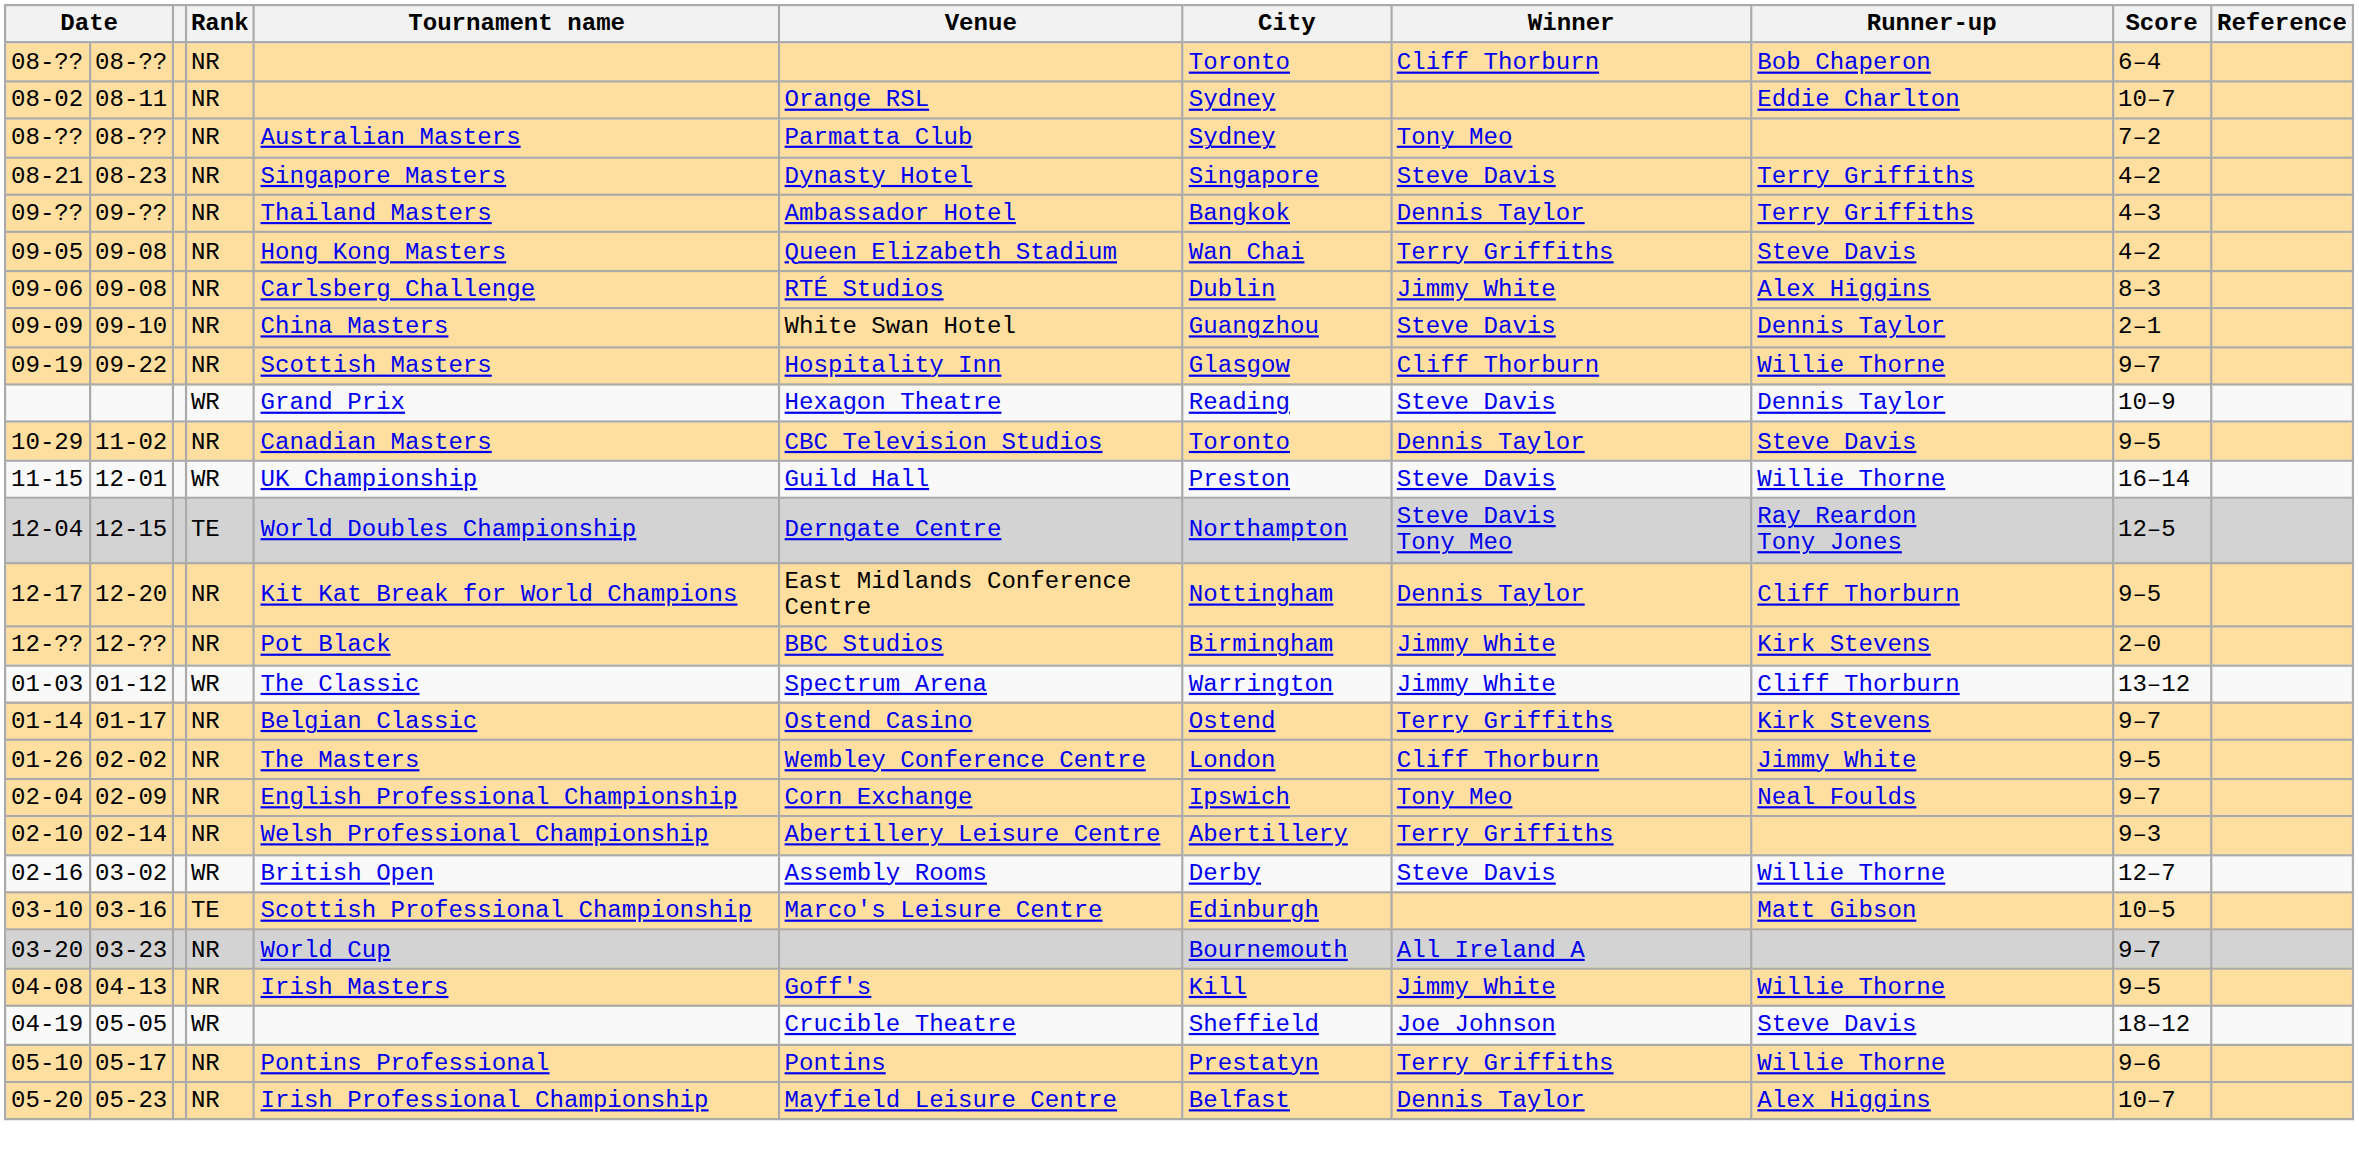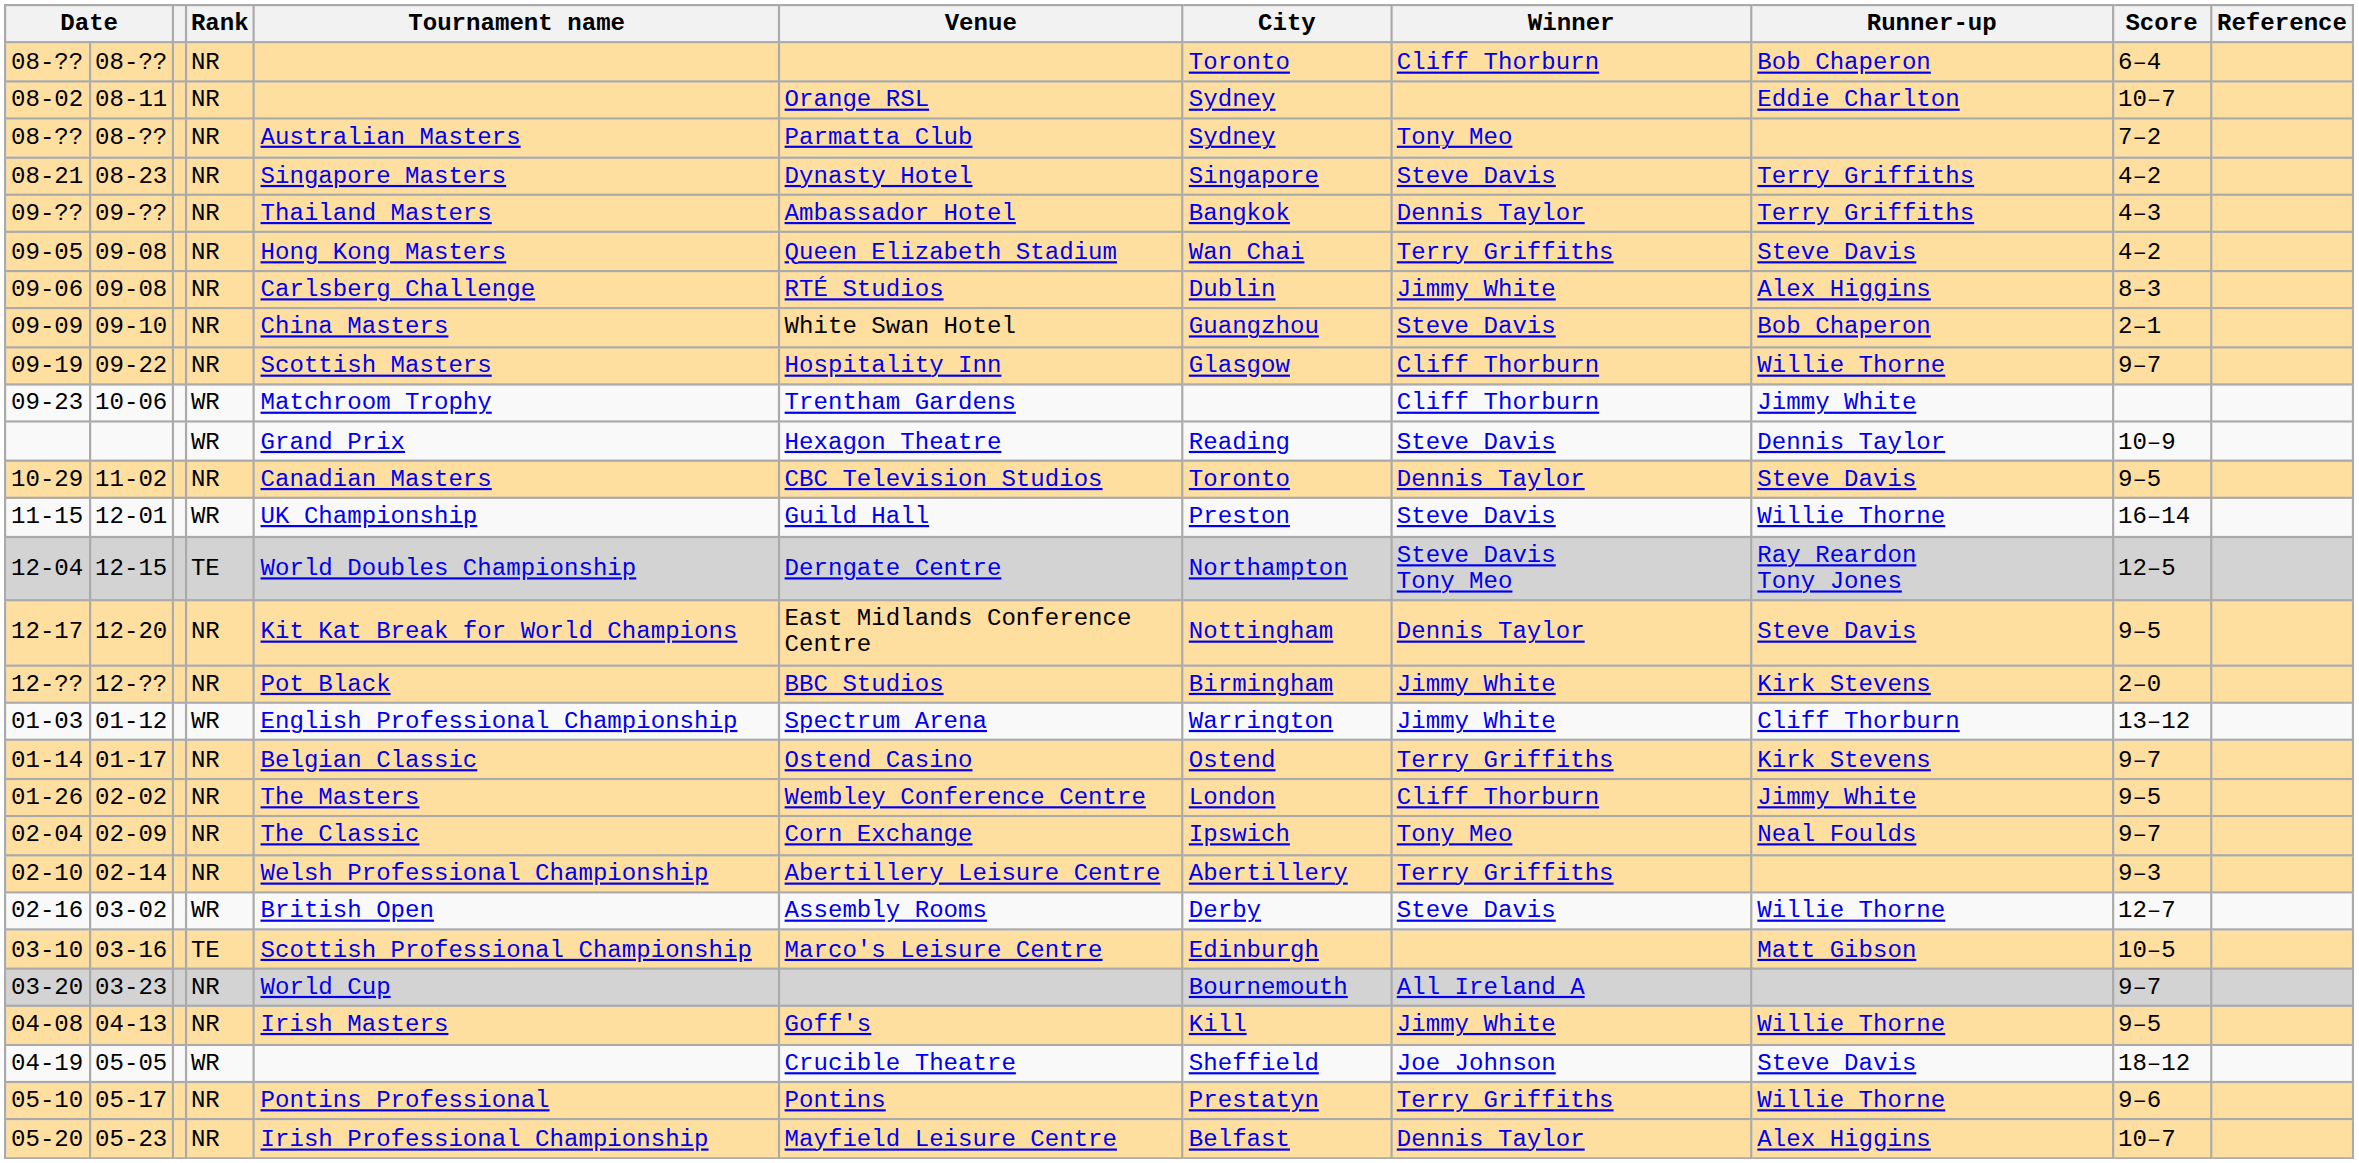(1851, 328) Dennis Taylor -> (1844, 328) Bob Chaperon
+ row: (47, 404)
(1859, 595) Cliff Thorburn -> (1837, 633) Steve Davis
(340, 684) The Classic -> (499, 722) English Professional Championship
(499, 797) English Professional Championship -> (340, 835) The Classic
